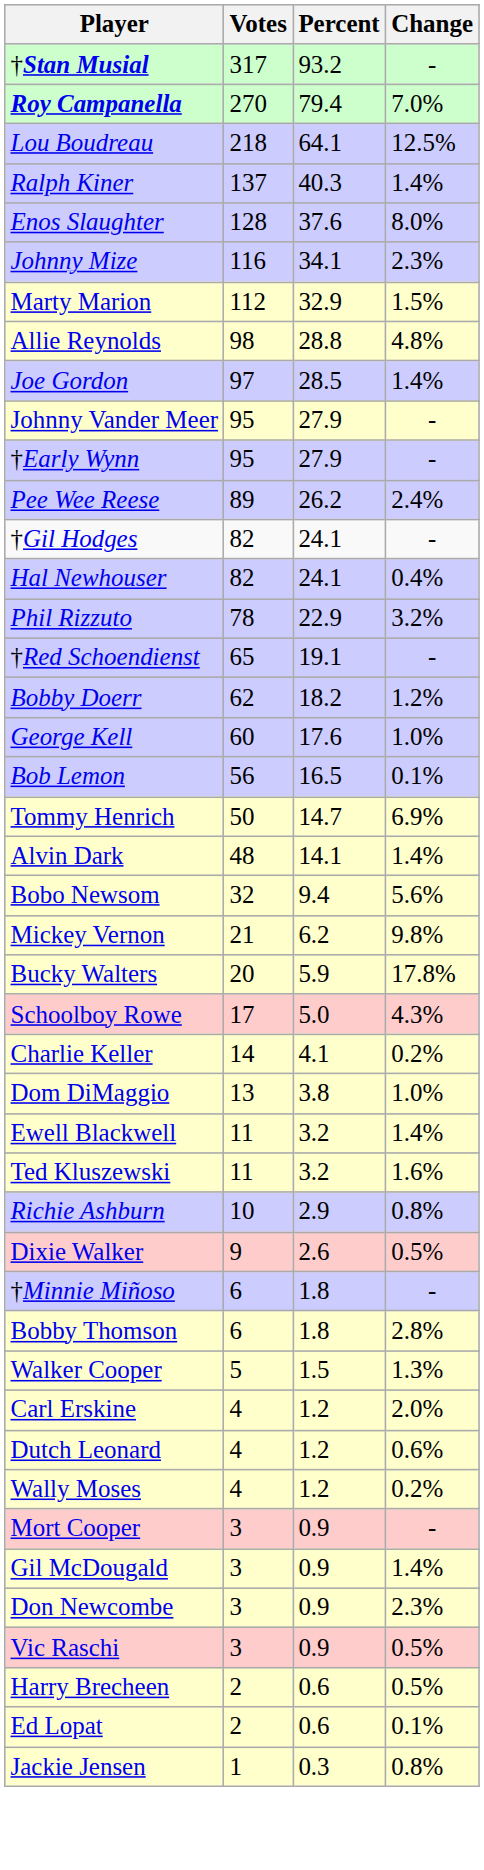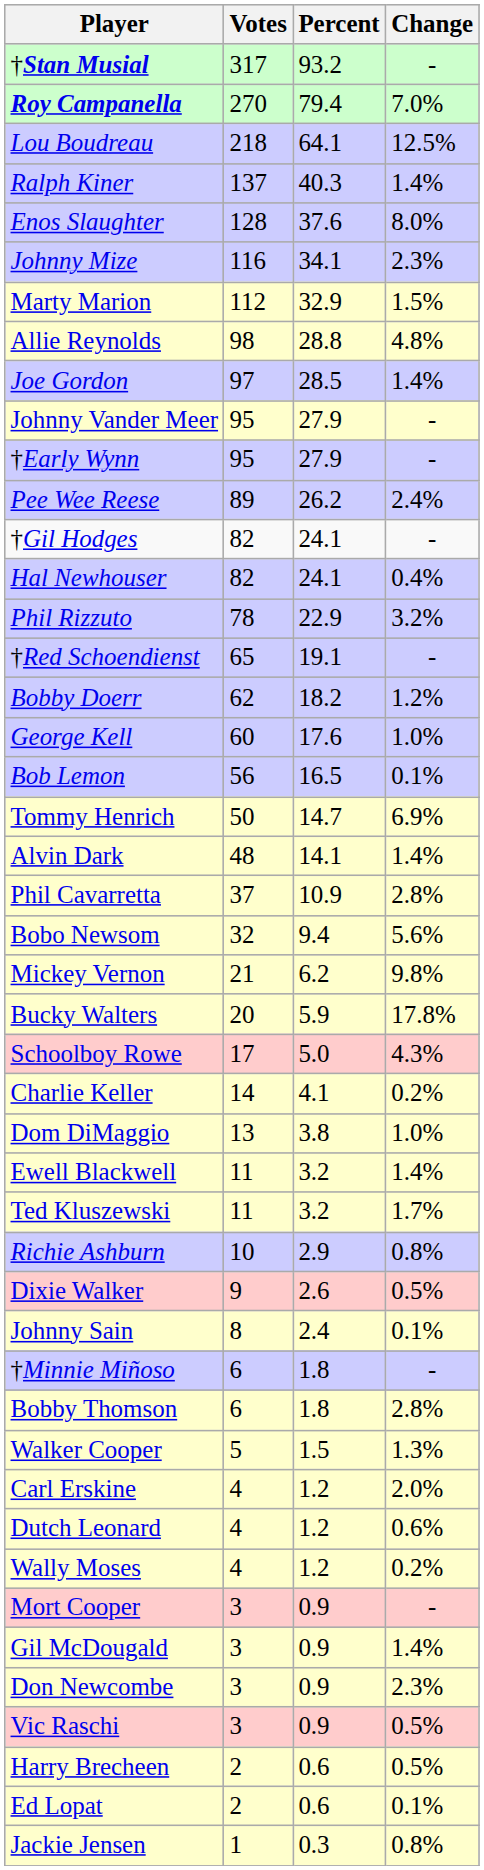+ row: (86, 895)
(417, 1172) 1.6% -> (417, 1211) 1.7%
+ row: (72, 1330)
